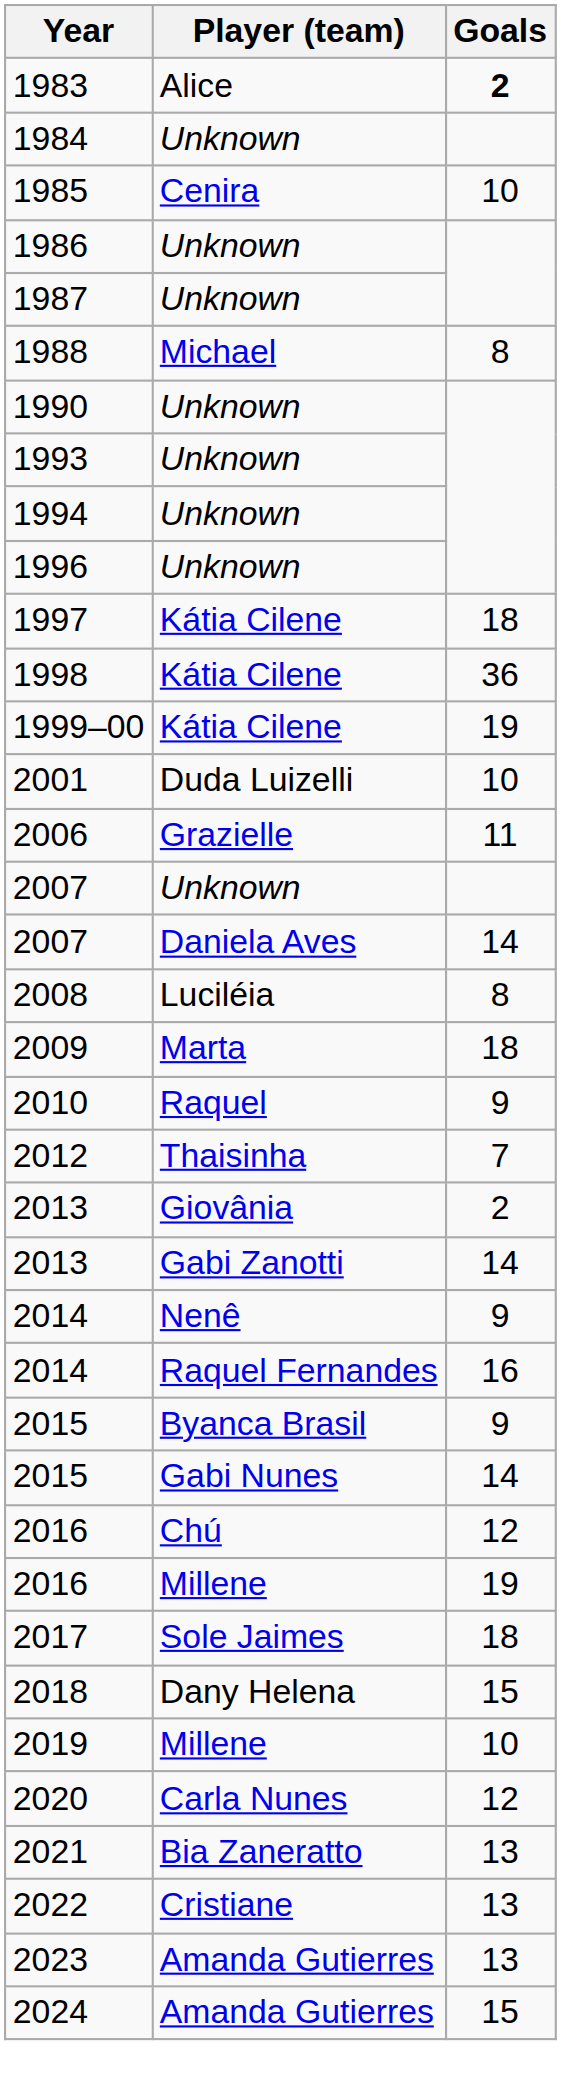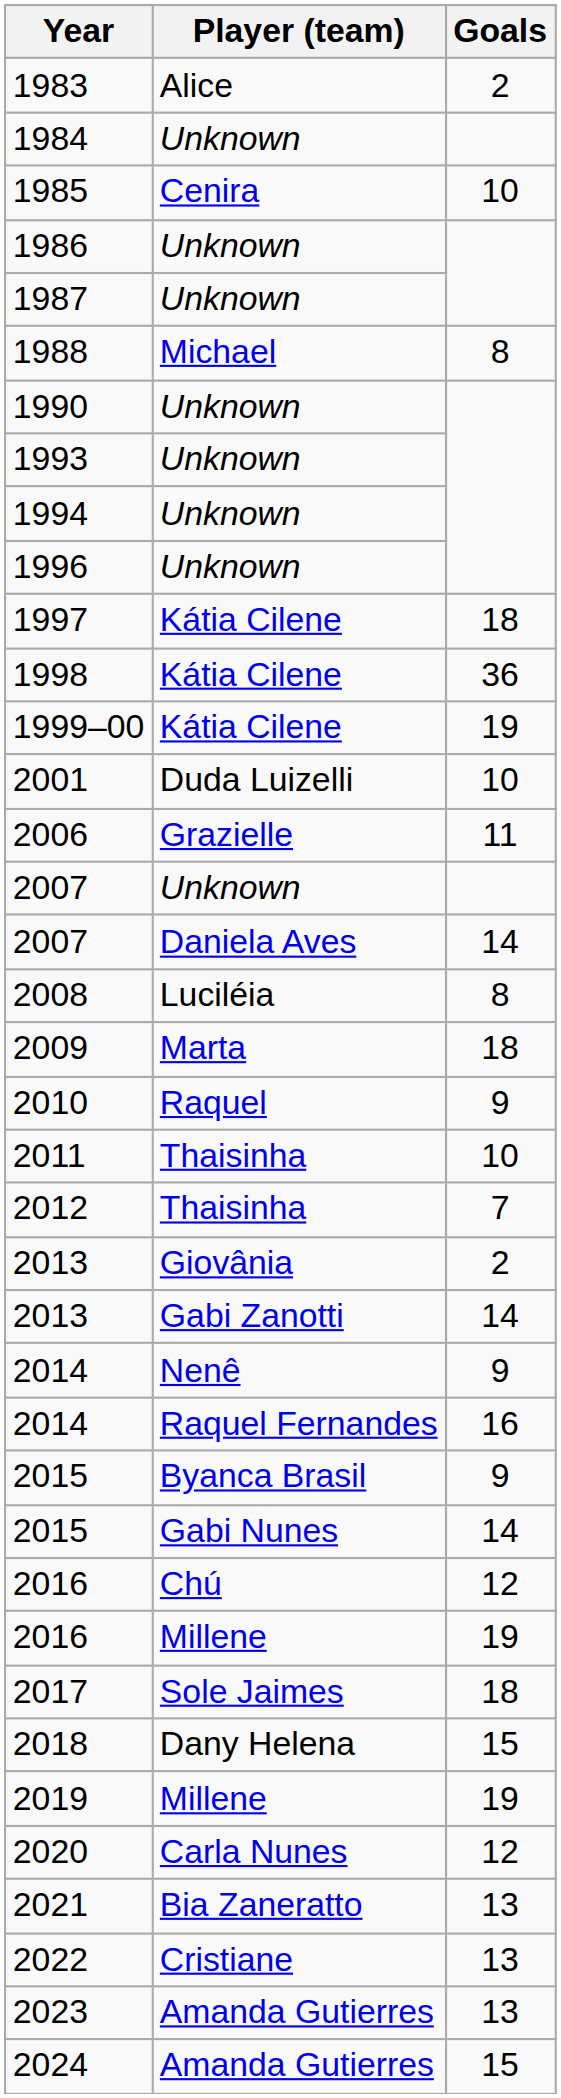(500, 84) bold -> (500, 84) normal
+ row: (49, 1155)
(500, 1744) 10 -> (500, 1798) 19
